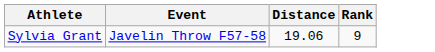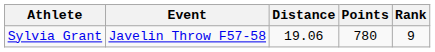+ column: (365, 15)
